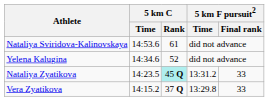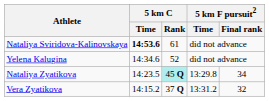(146, 44) normal -> (146, 44) bold
(203, 74) 13:31.2 -> (203, 74) 13:29.8
(241, 74) 33 -> (242, 74) 34
(203, 89) 13:29.8 -> (203, 89) 13:31.2
(241, 89) 33 -> (242, 89) 32
